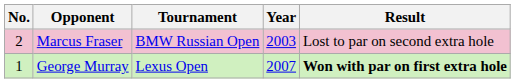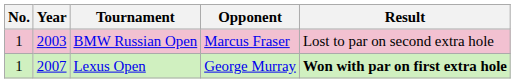columns swapped: (281, 16) <-> (83, 16)
(19, 41) 2 -> (19, 41) 1
